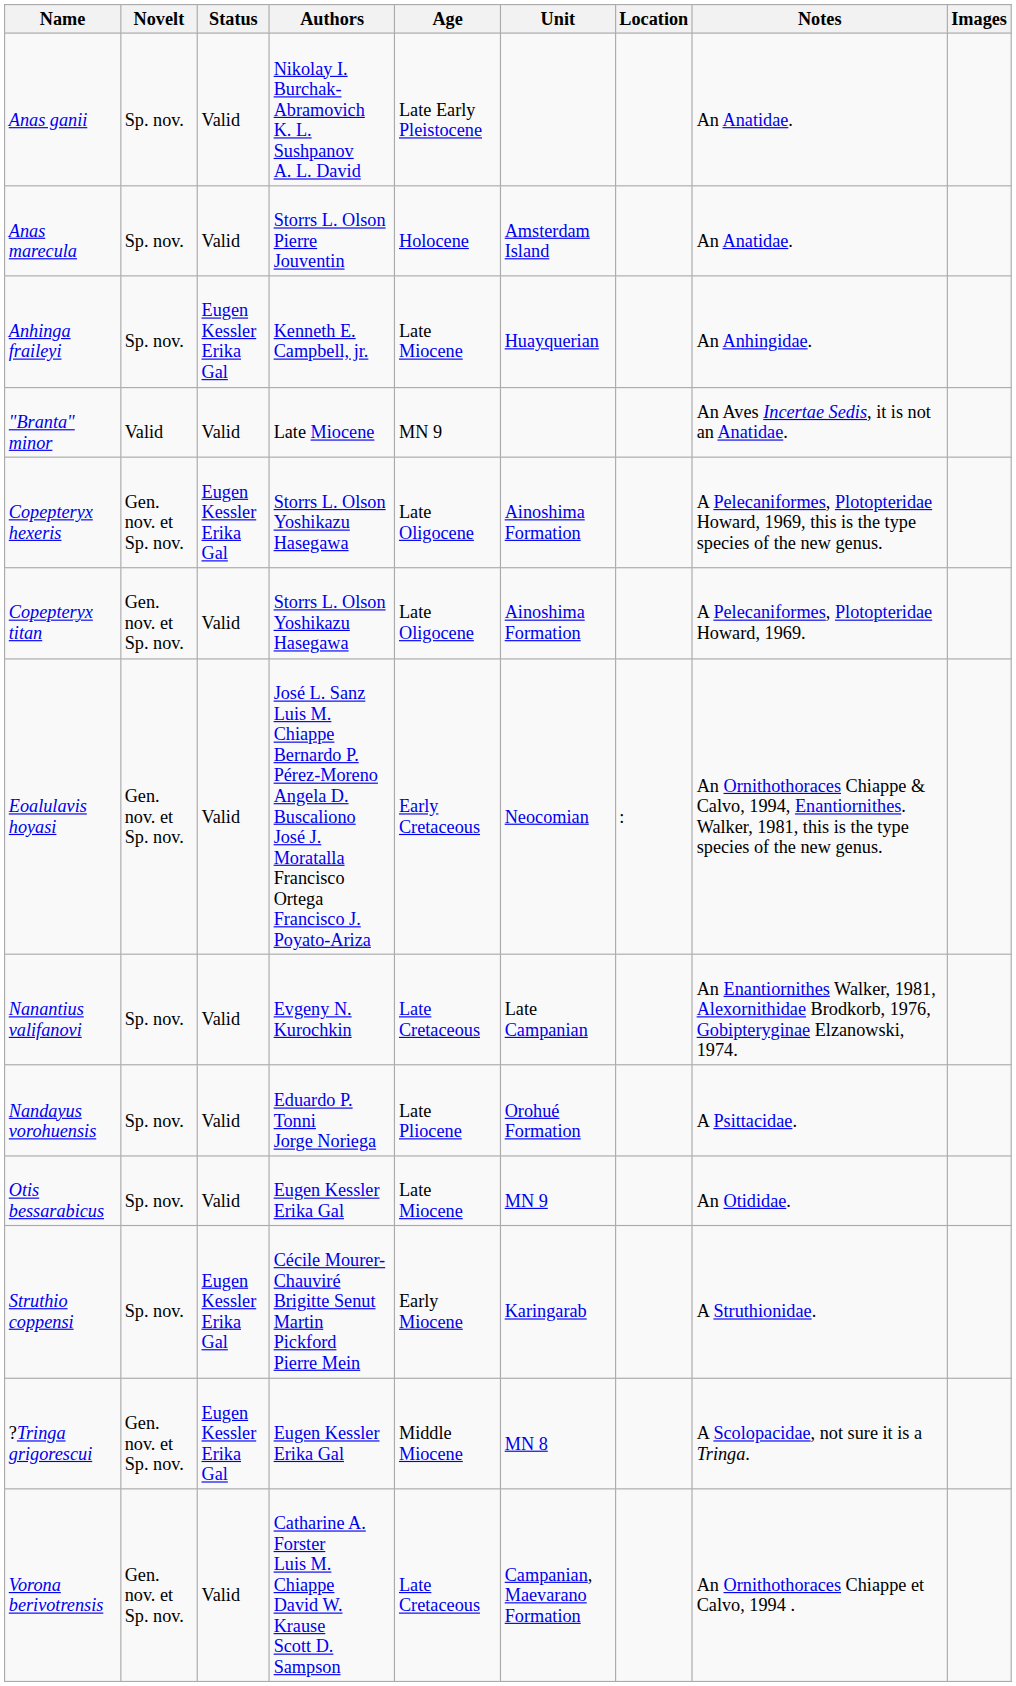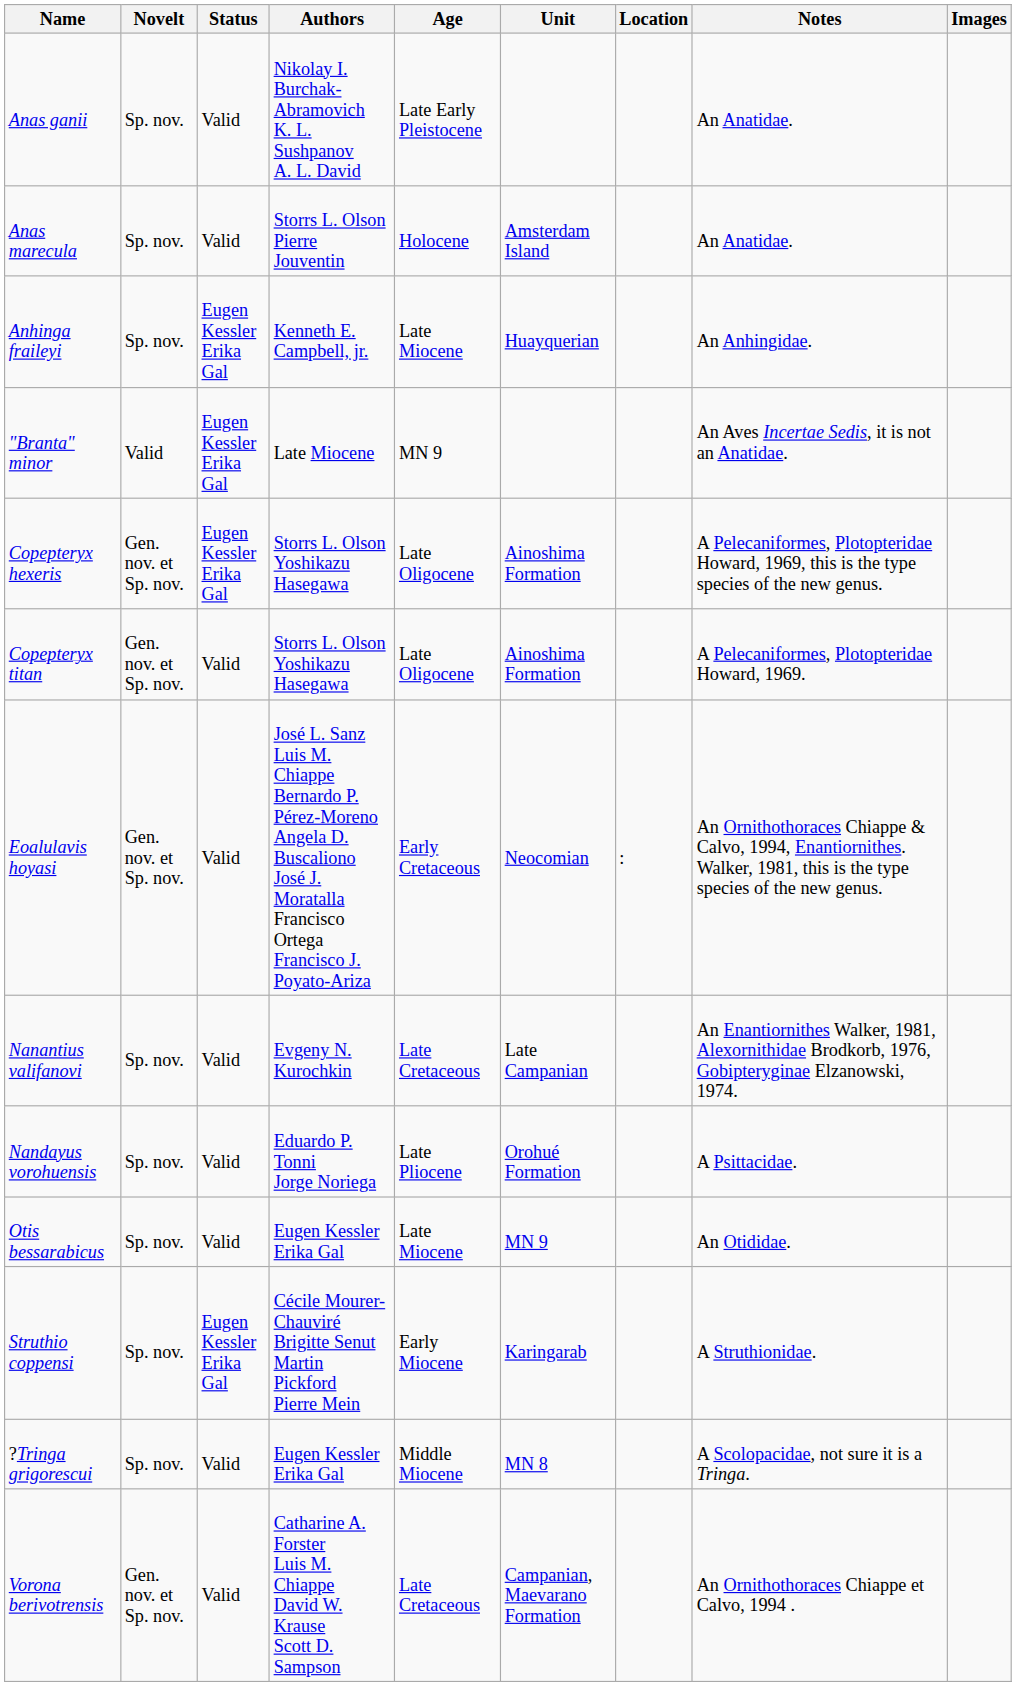(221, 432) Valid -> (229, 452) Eugen Kessler Erika Gal
(154, 1443) Gen. nov. et Sp. nov. -> (154, 1463) Sp. nov.
(229, 1443) Eugen Kessler Erika Gal -> (221, 1463) Valid
